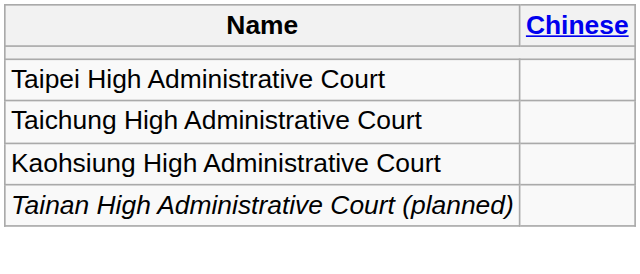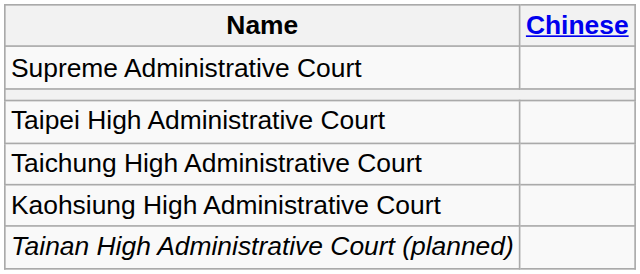+ row: (186, 67)
